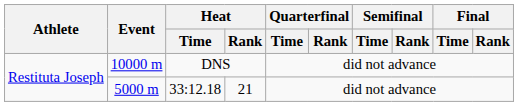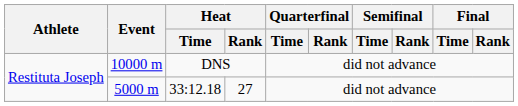(245, 89) 21 -> (245, 89) 27
